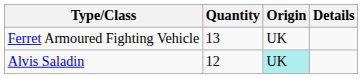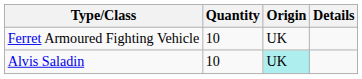(213, 38) 13 -> (213, 38) 10
(213, 61) 12 -> (213, 61) 10
